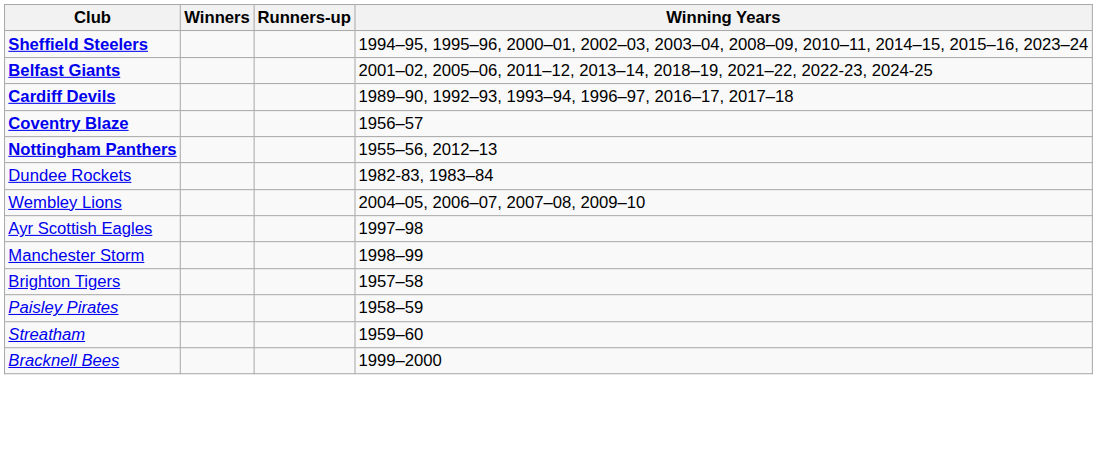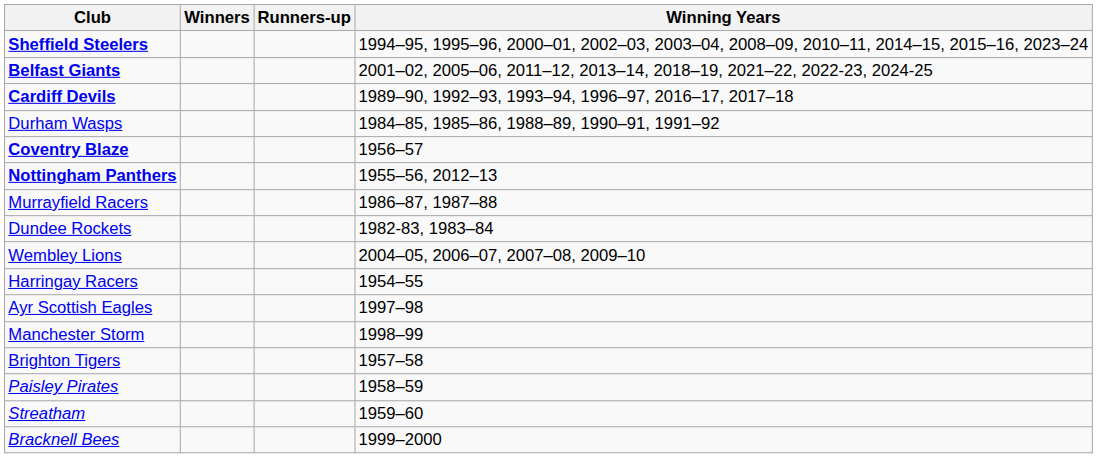+ row: (65, 123)
+ row: (78, 202)
+ row: (73, 281)
